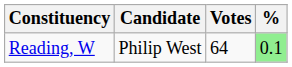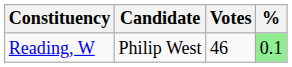(219, 47) 64 -> (219, 47) 46
